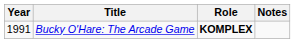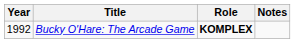(19, 30) 1991 -> (19, 30) 1992
